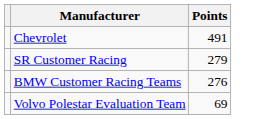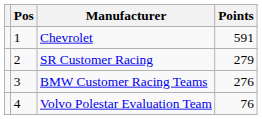+ column: (24, 15)
(218, 37) 491 -> (244, 37) 591
(221, 103) 69 -> (247, 103) 76
